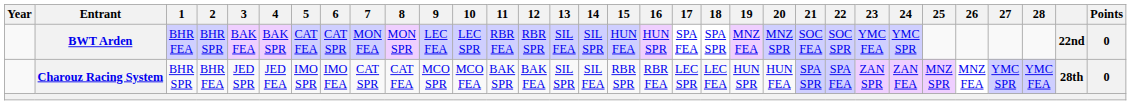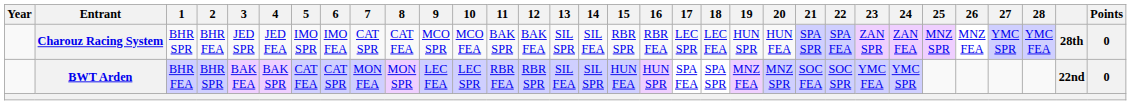rows swapped: (100, 41) <-> (100, 76)
